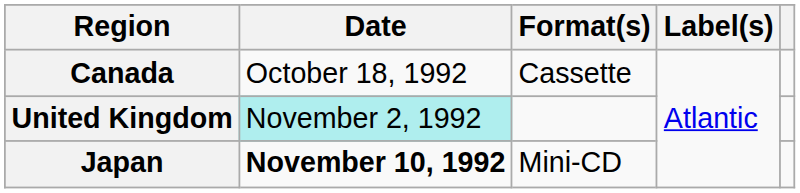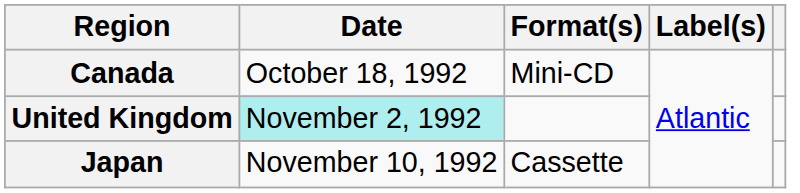(575, 72) Cassette -> (562, 72) Mini-CD
(376, 163) bold -> (372, 163) normal
(570, 163) Mini-CD -> (567, 163) Cassette
